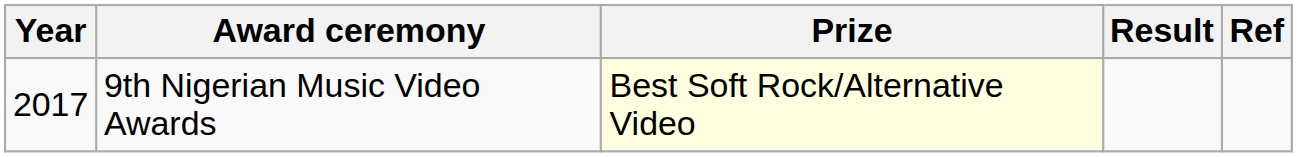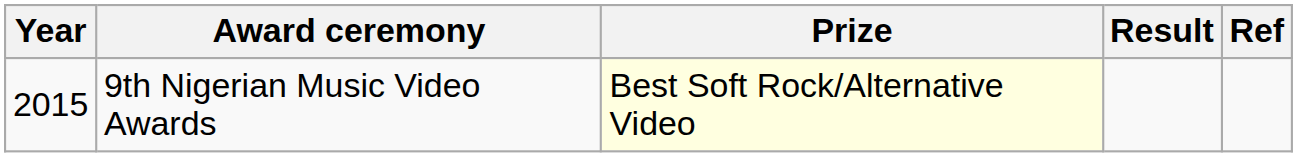(51, 104) 2017 -> (51, 104) 2015
